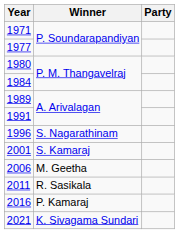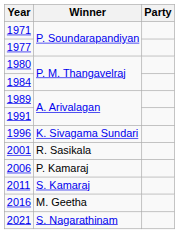(77, 133) S. Nagarathinam -> (87, 133) K. Sivagama Sundari
(63, 151) S. Kamaraj -> (64, 151) R. Sasikala
(61, 168) M. Geetha -> (62, 168) P. Kamaraj
(64, 185) R. Sasikala -> (63, 185) S. Kamaraj
(62, 202) P. Kamaraj -> (61, 202) M. Geetha
(87, 220) K. Sivagama Sundari -> (77, 220) S. Nagarathinam
